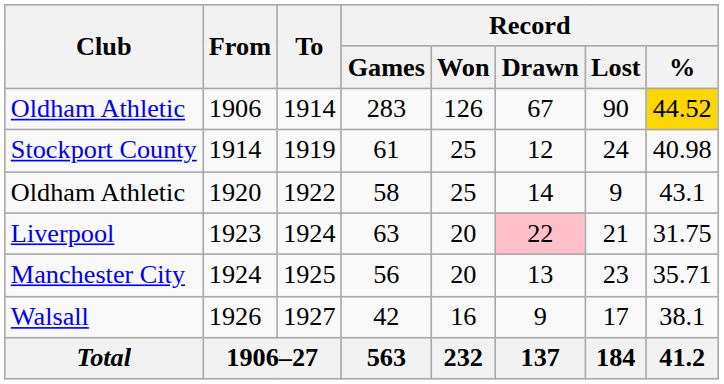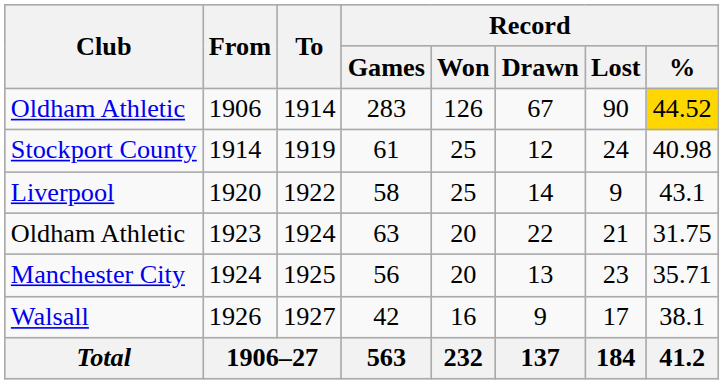(98, 191) Oldham Athletic -> (63, 191) Liverpool
(63, 233) Liverpool -> (98, 233) Oldham Athletic
(540, 233) pink background -> (540, 233) no background
